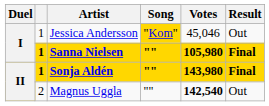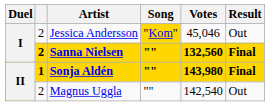(41, 33) 1 -> (41, 33) 2
(41, 52) 1 -> (41, 52) 2
(203, 52) 105,980 -> (203, 52) 132,560
(203, 91) bold -> (203, 91) normal
